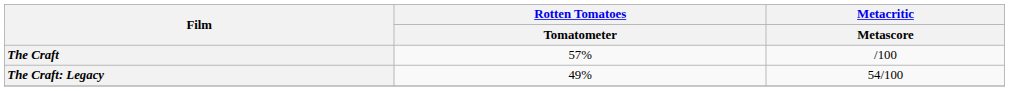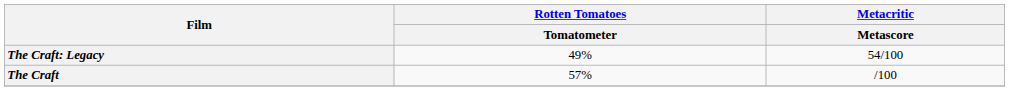rows swapped: (33, 55) <-> (56, 75)
